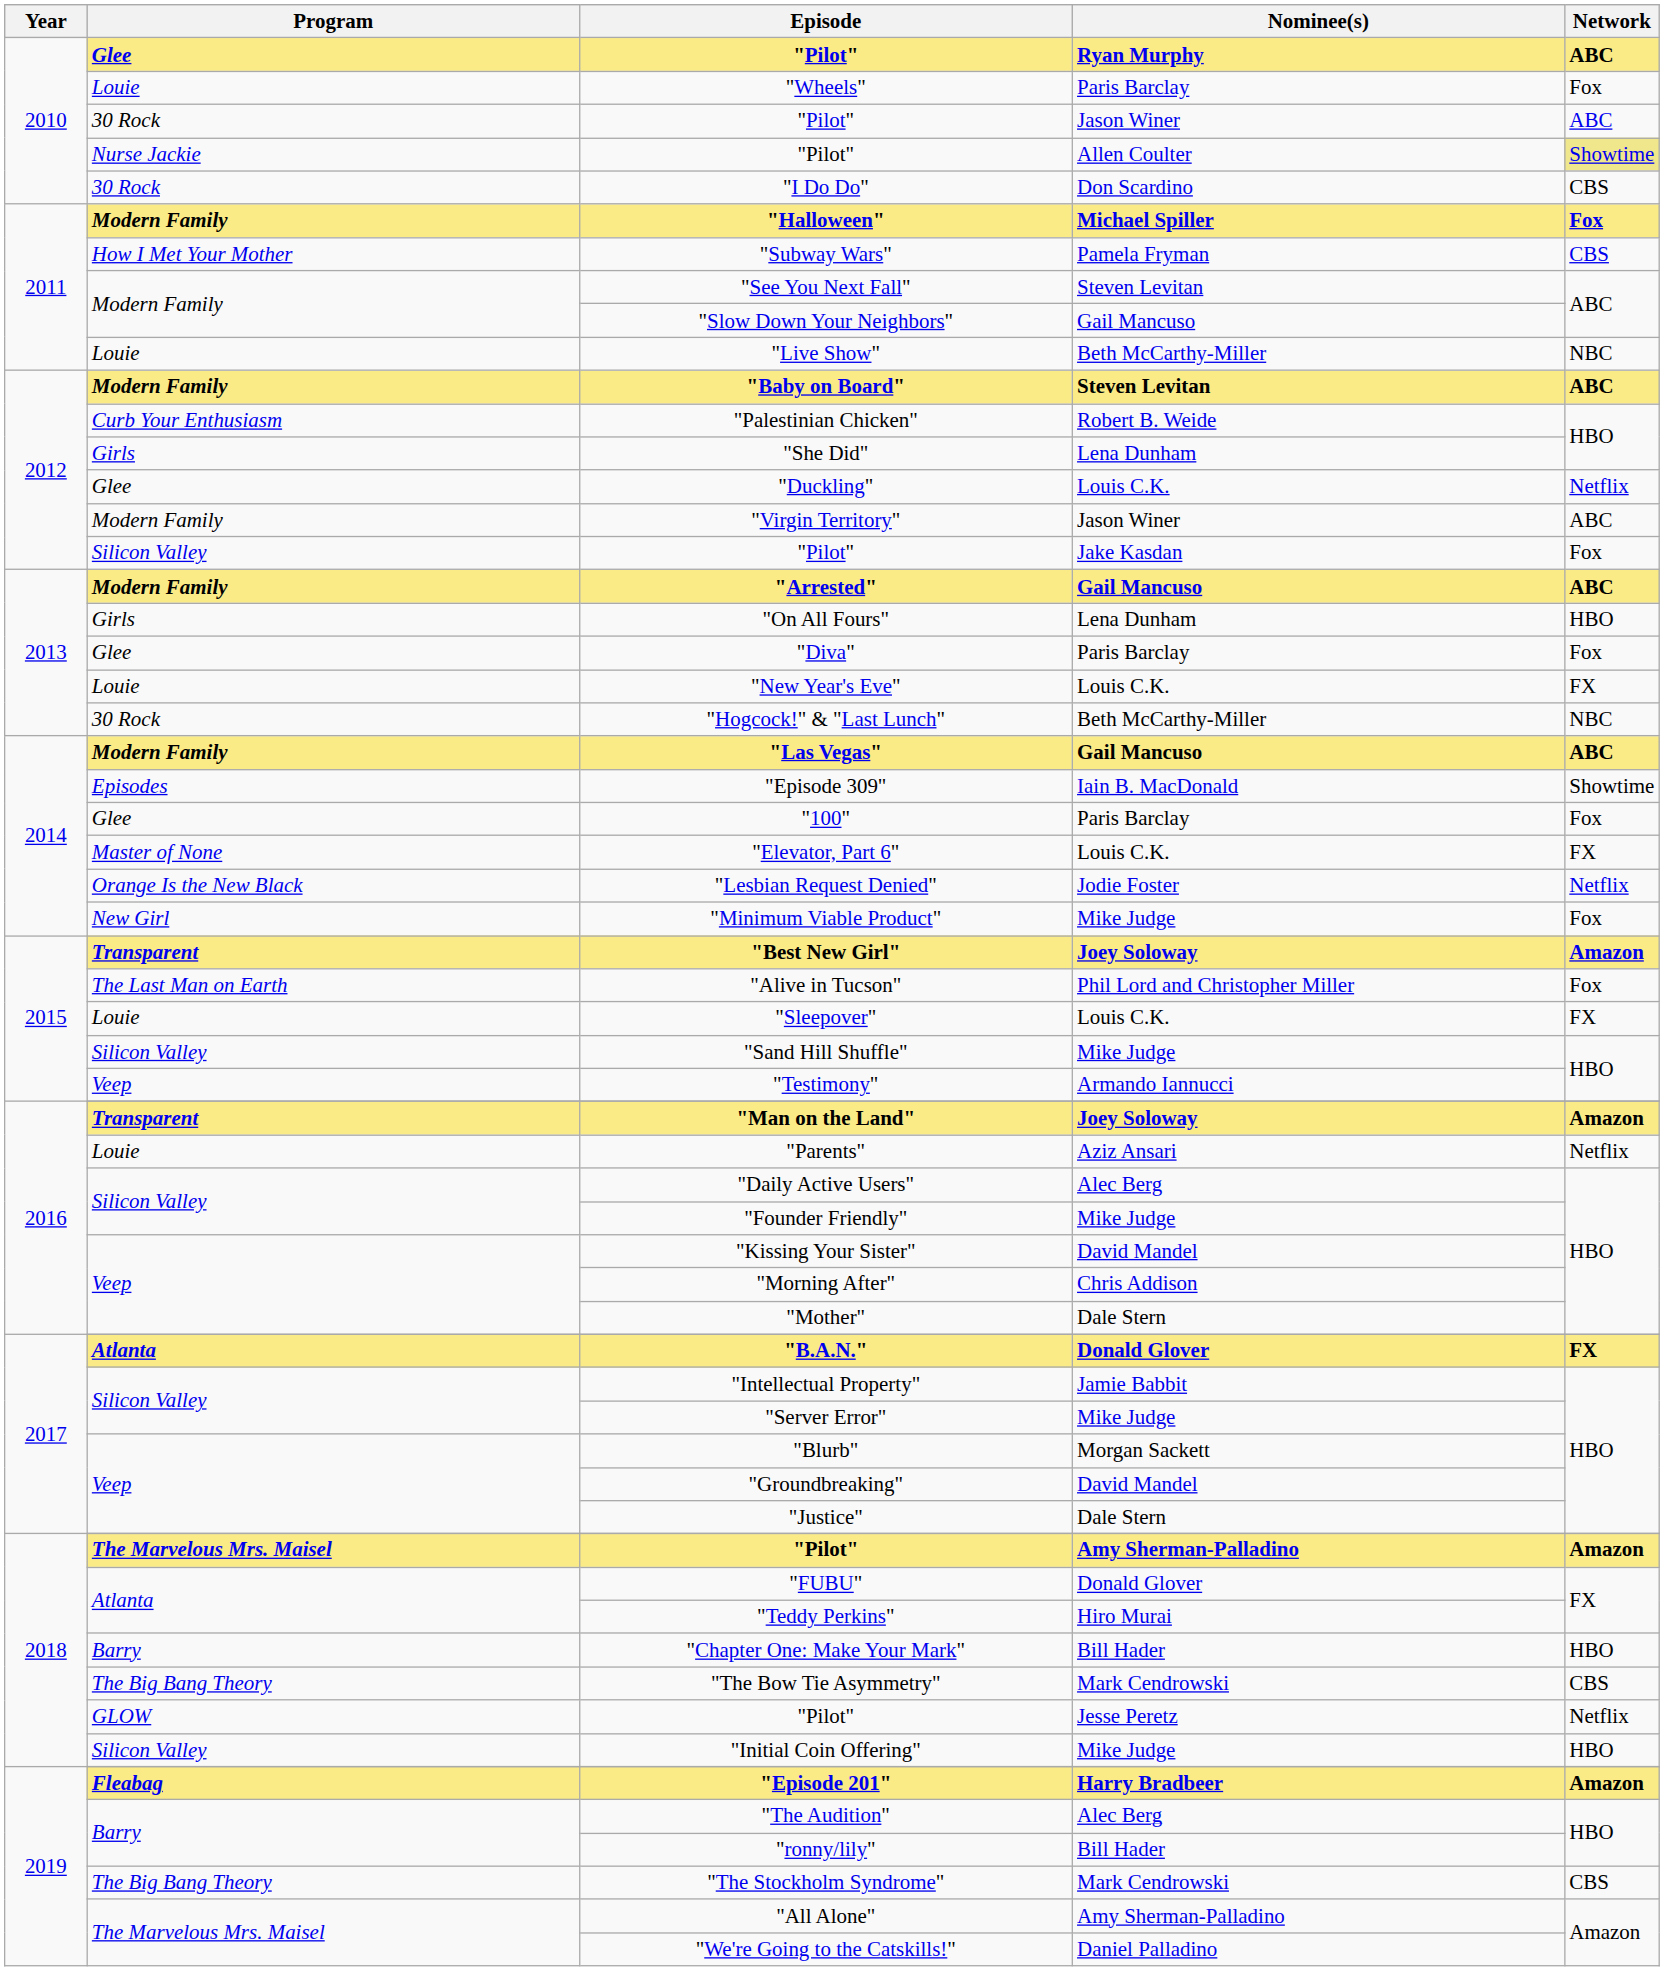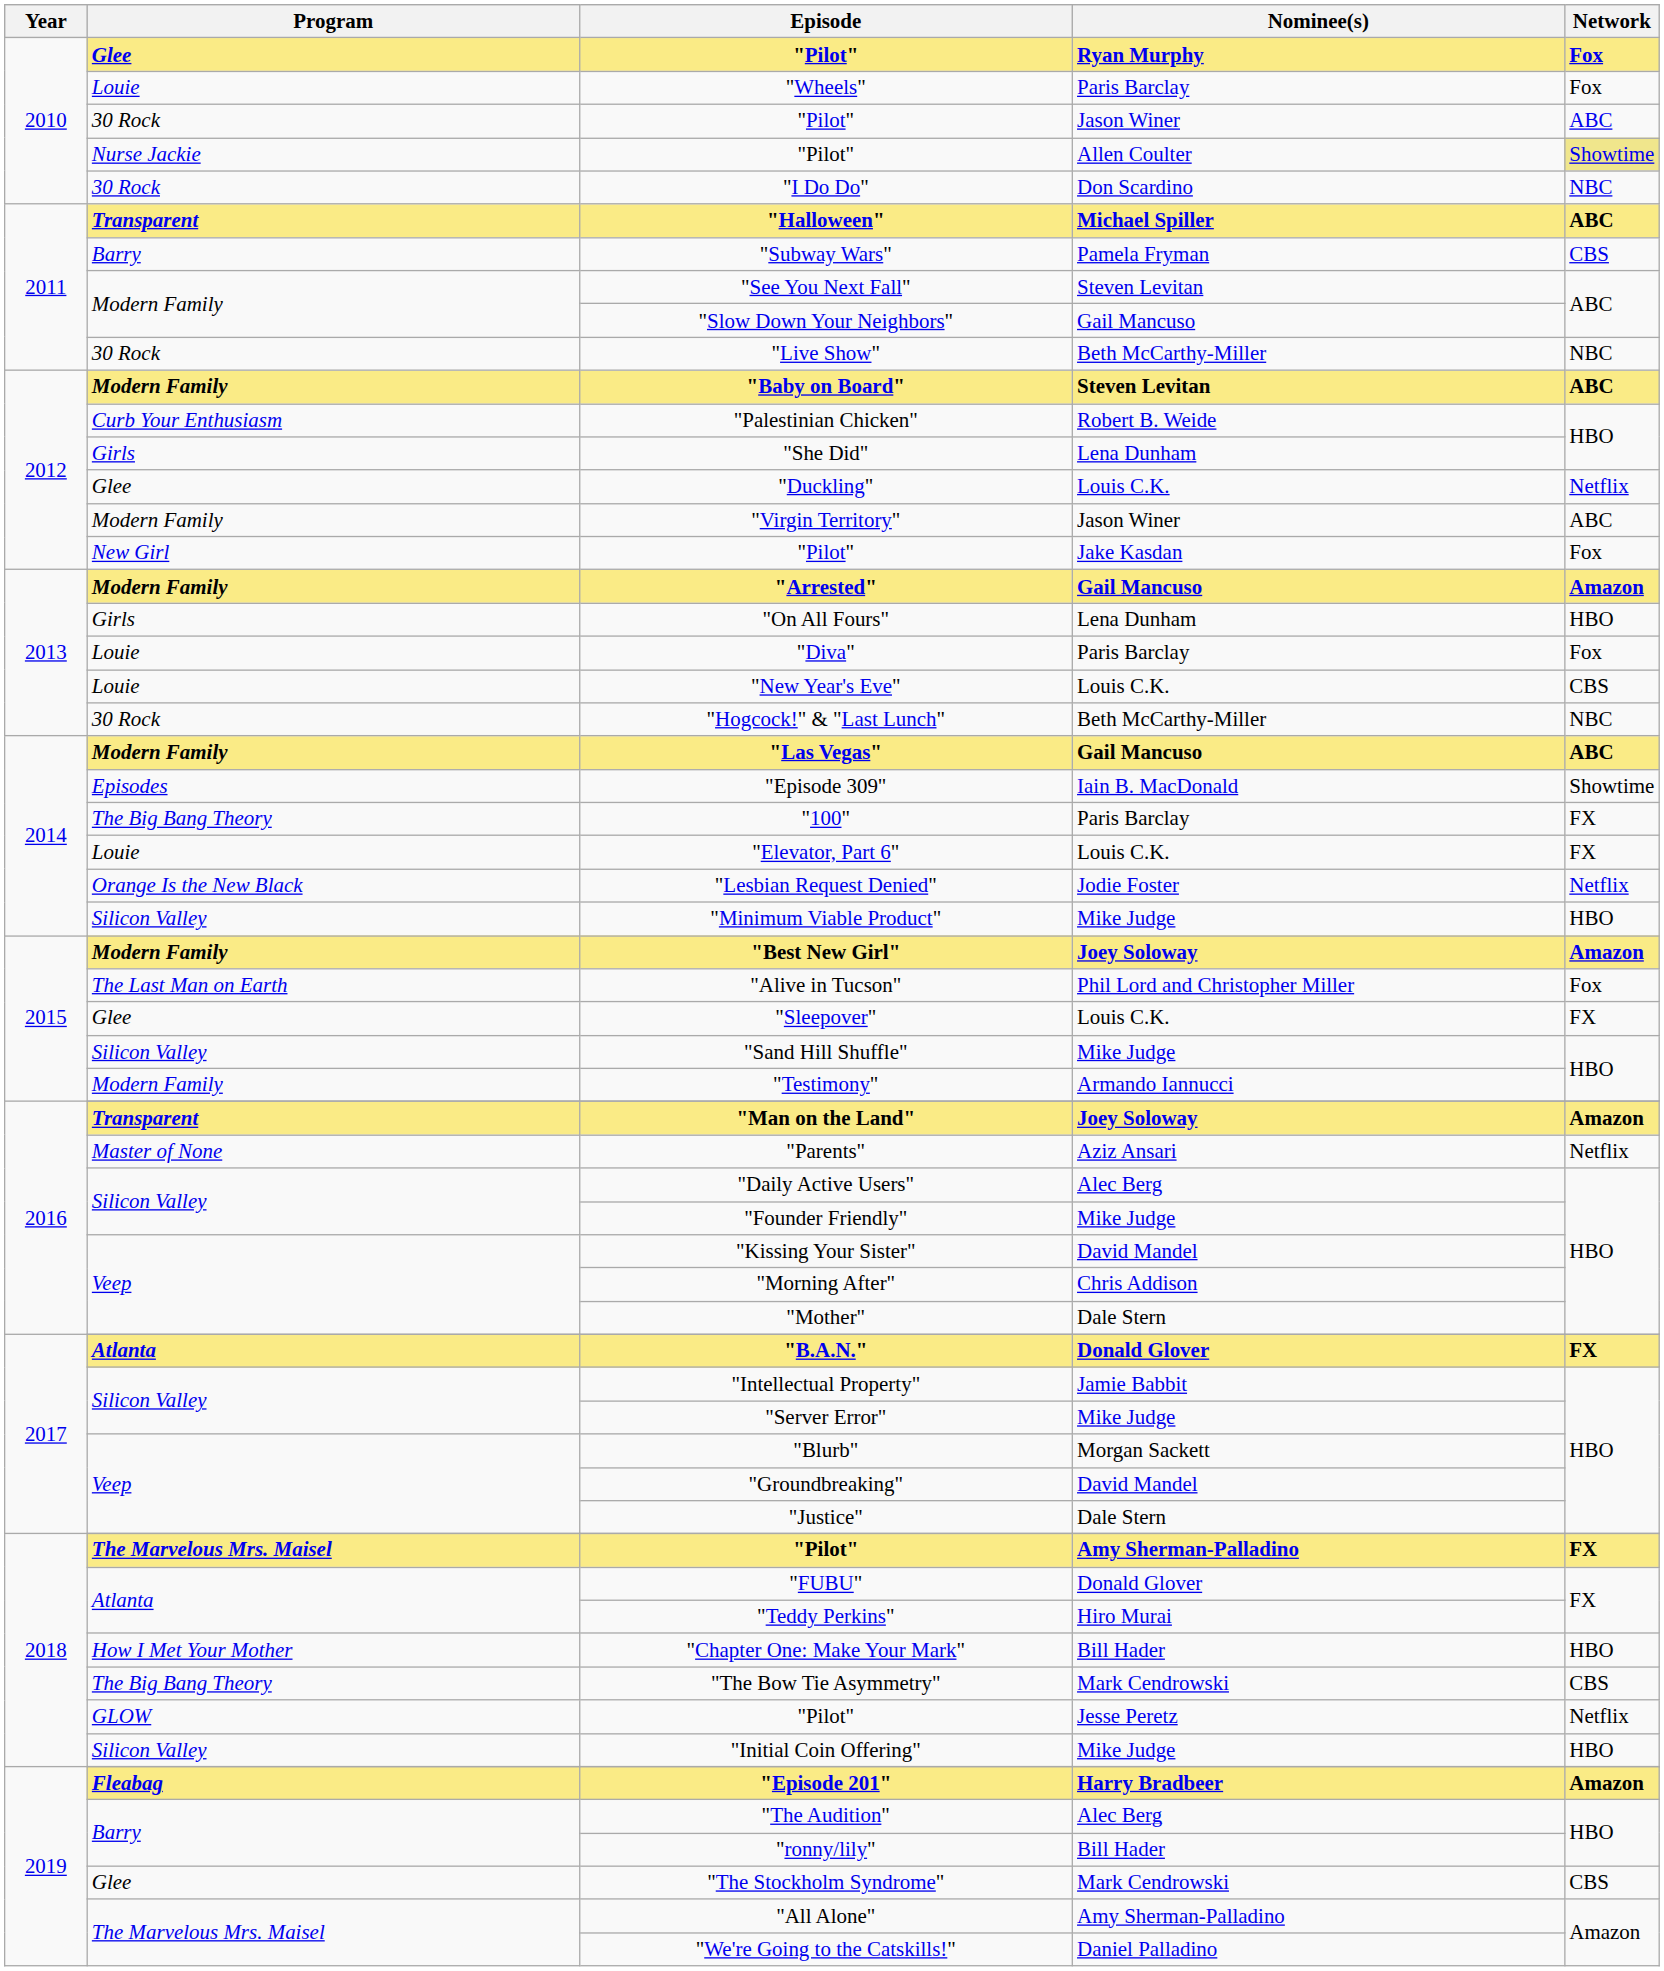(1591, 54) ABC -> (1586, 54) Fox
(1589, 187) CBS -> (1591, 187) NBC
(160, 220) Modern Family -> (145, 220) Transparent
(1586, 220) Fox -> (1591, 220) ABC
(192, 253) How I Met Your Mother -> (116, 253) Barry
(116, 353) Louie -> (126, 353) 30 Rock
(149, 552) Silicon Valley -> (131, 552) New Girl
(1591, 586) ABC -> (1607, 586) Amazon
(112, 652) Glee -> (116, 652) Louie
(1583, 685) FX -> (1589, 685) CBS
(112, 818) Glee -> (182, 818) The Big Bang Theory
(1586, 818) Fox -> (1583, 818) FX
(157, 852) Master of None -> (116, 852) Louie
(131, 918) New Girl -> (149, 918) Silicon Valley
(1586, 918) Fox -> (1591, 918) HBO
(145, 951) Transparent -> (160, 951) Modern Family
(116, 1018) Louie -> (112, 1018) Glee
(112, 1084) Veep -> (157, 1084) Modern Family
(116, 1151) Louie -> (157, 1151) Master of None
(1607, 1550) Amazon -> (1583, 1550) FX
(116, 1649) Barry -> (192, 1649) How I Met Your Mother
(182, 1882) The Big Bang Theory -> (112, 1882) Glee
